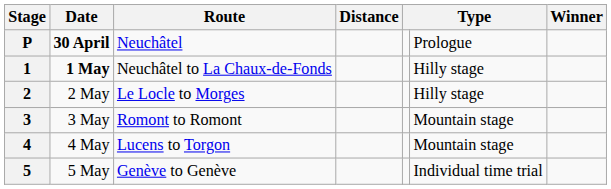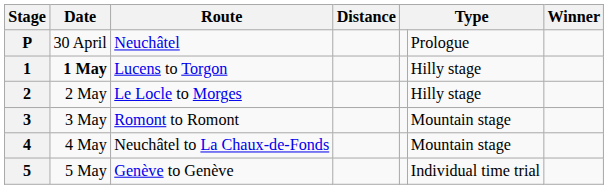(81, 42) bold -> (80, 42) normal
(224, 68) Neuchâtel to La Chaux-de-Fonds -> (171, 68) Lucens to Torgon
(174, 145) Lucens to Torgon -> (222, 145) Neuchâtel to La Chaux-de-Fonds
